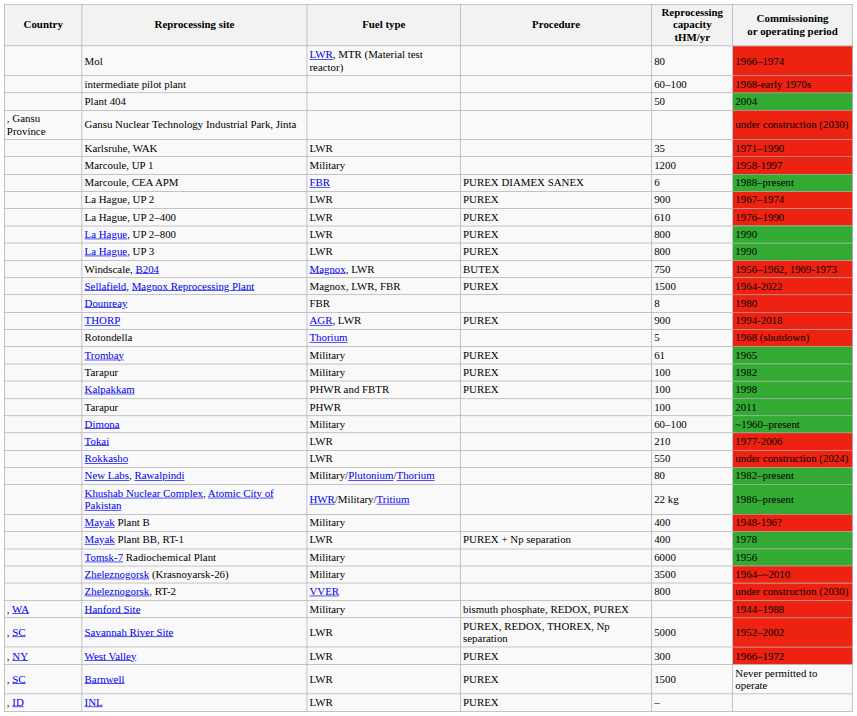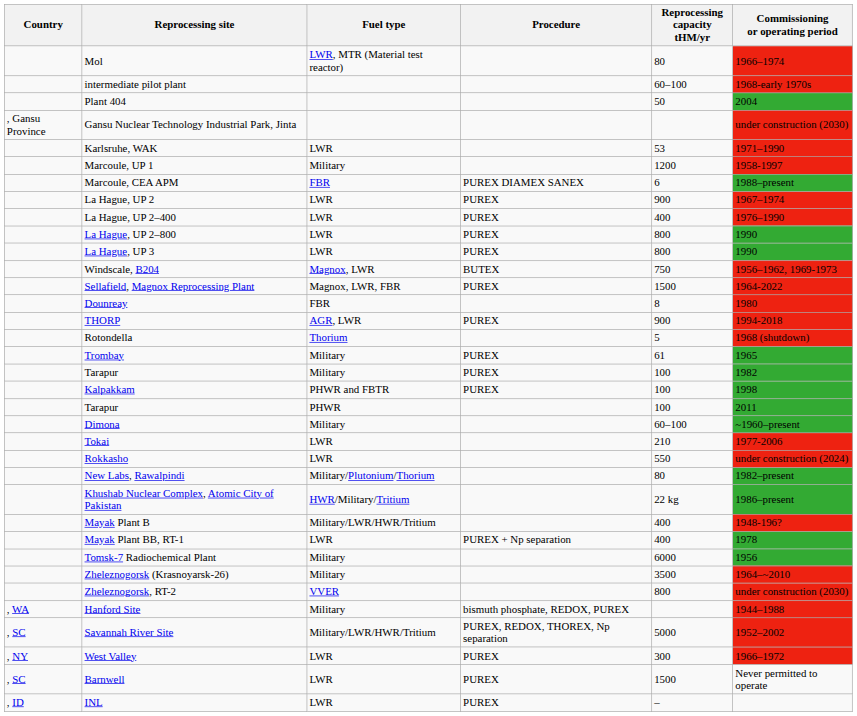(660, 148) 35 -> (660, 148) 53
(662, 217) 610 -> (662, 217) 400
(327, 522) Military -> (373, 522) Military/LWR/HWR/Tritium
(321, 632) LWR -> (373, 632) Military/LWR/HWR/Tritium
